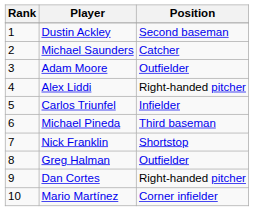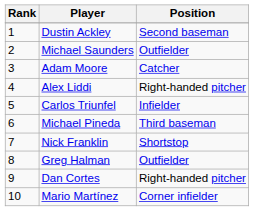(159, 50) Catcher -> (164, 50) Outfielder
(164, 68) Outfielder -> (159, 68) Catcher
